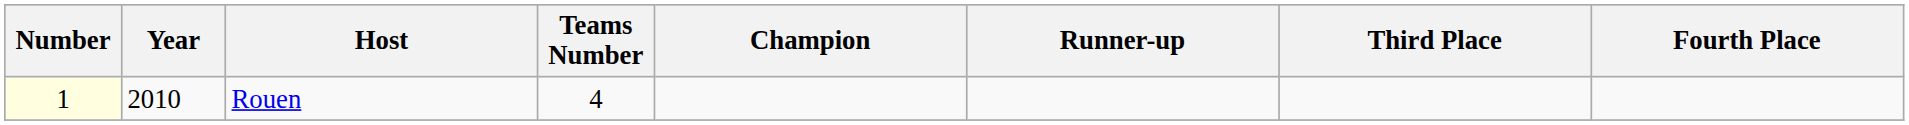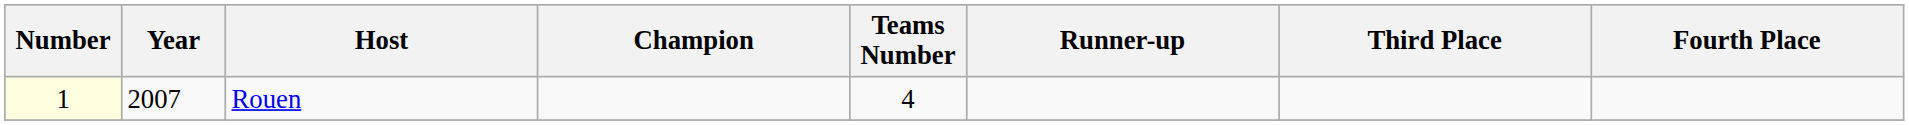columns swapped: (596, 40) <-> (810, 40)
(154, 98) 2010 -> (154, 98) 2007
